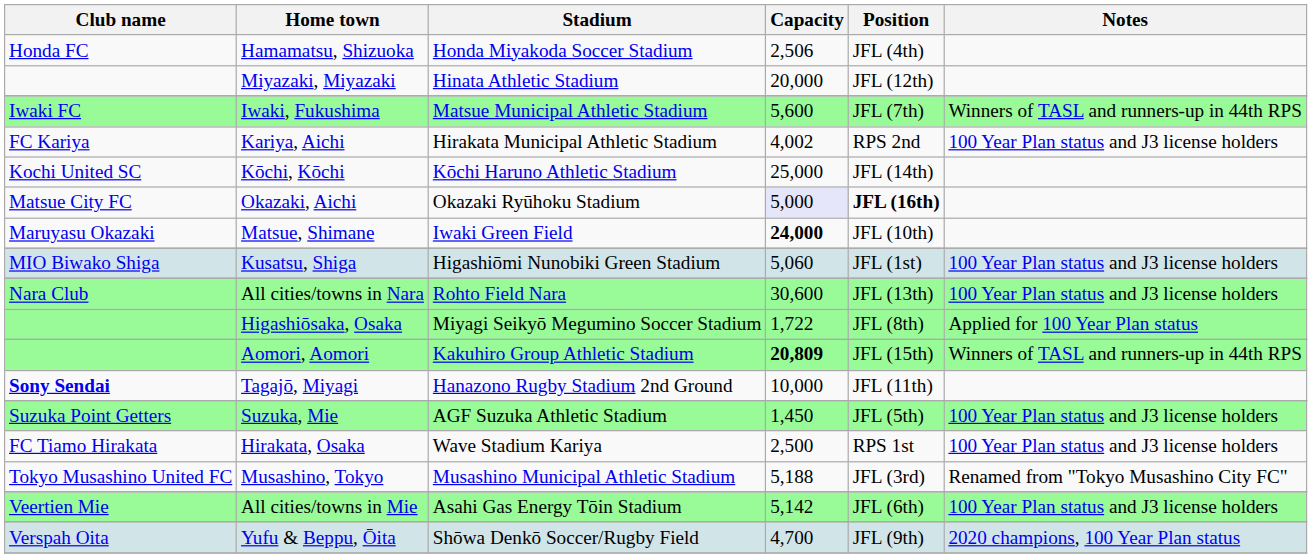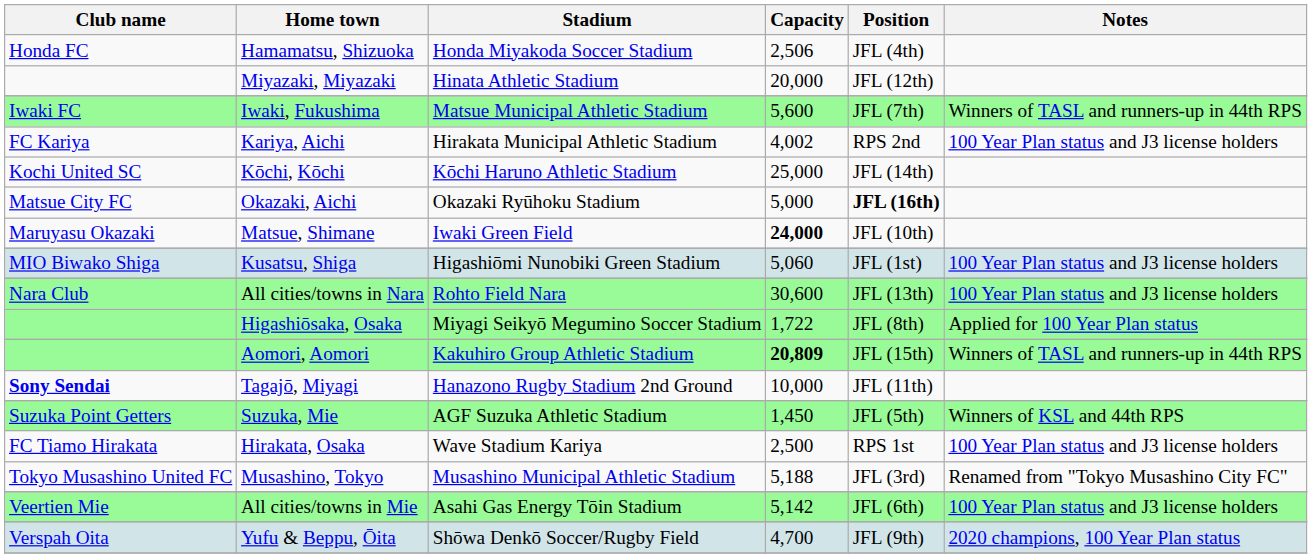(792, 202) lavender background -> (792, 202) no background
(1113, 415) 100 Year Plan status and J3 license holders -> (1066, 415) Winners of KSL and 44th RPS
